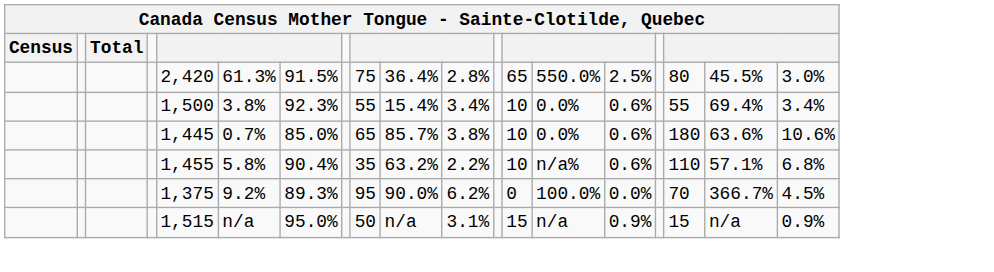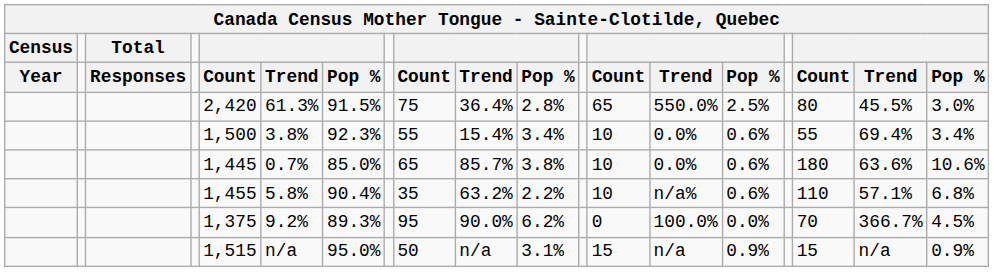+ row: (41, 77)
